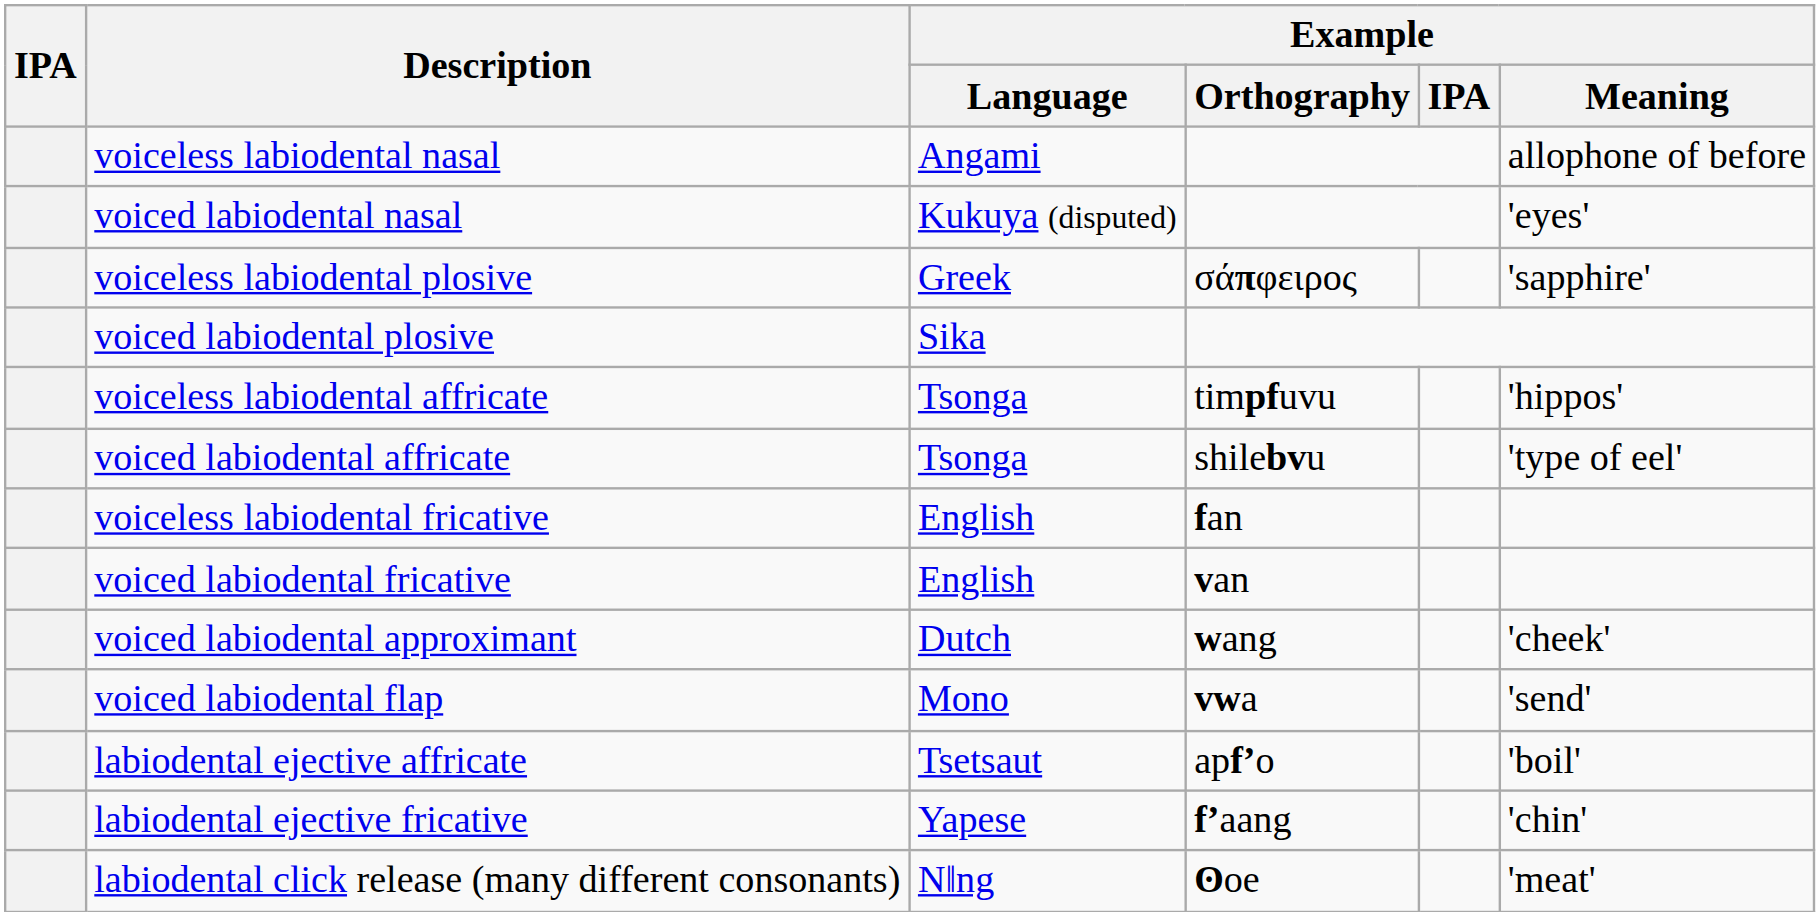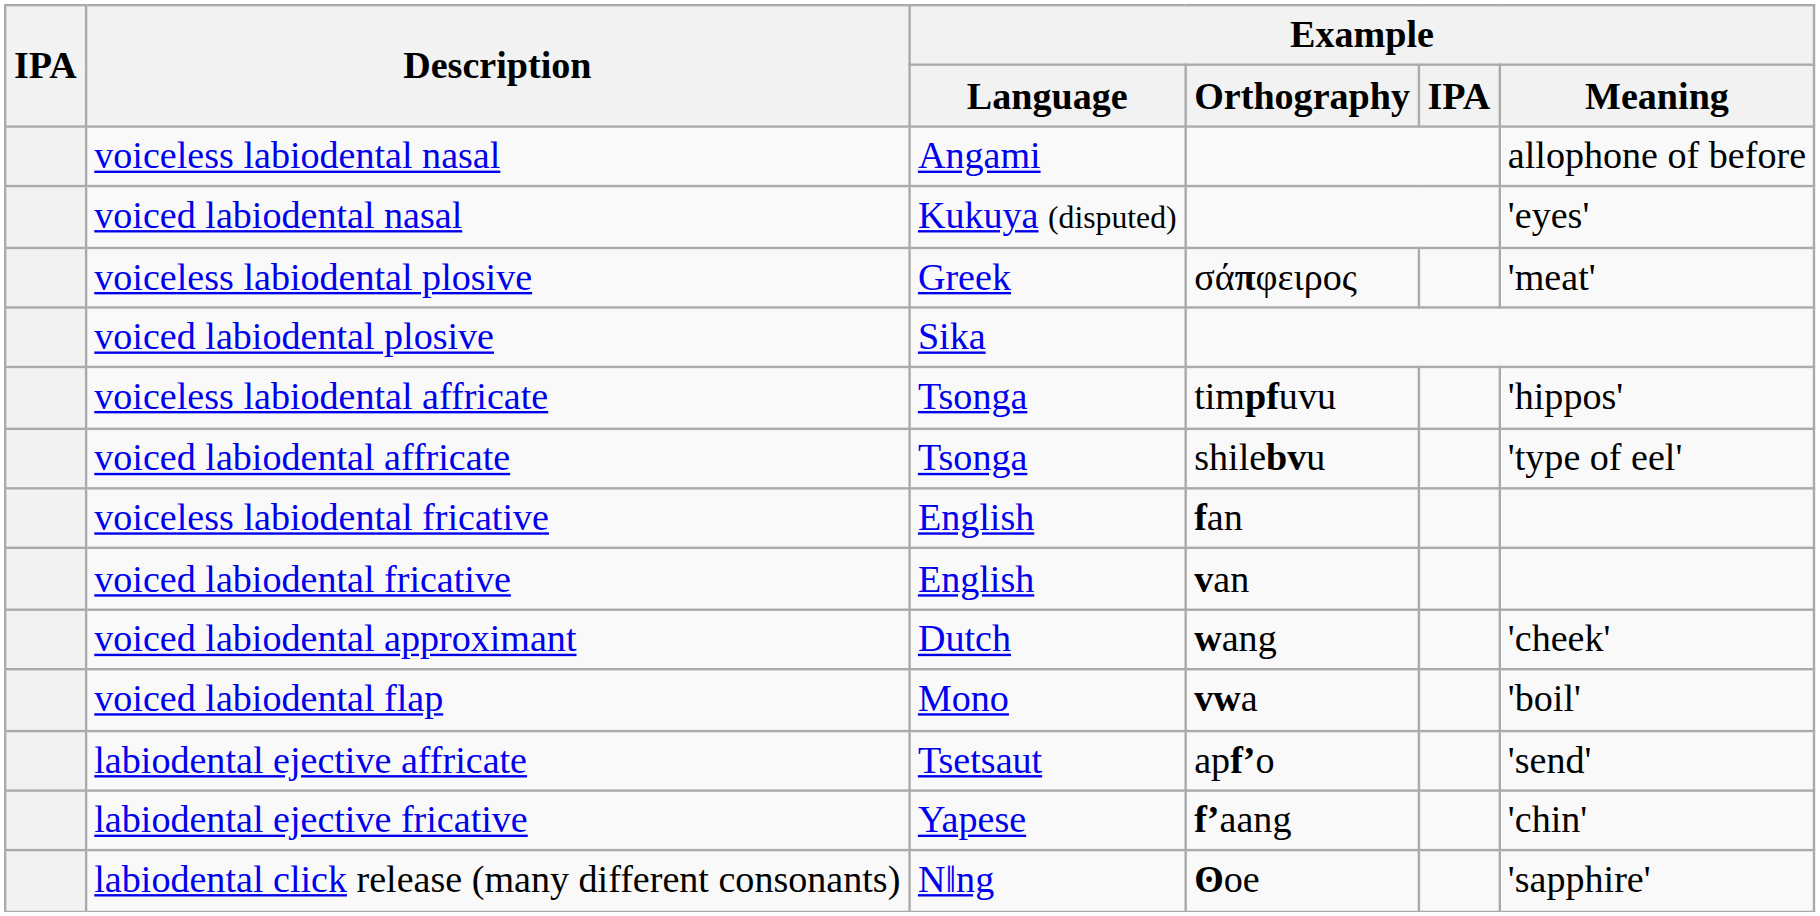(1579, 276) 'sapphire' -> (1552, 276) 'meat'
(1550, 699) 'send' -> (1544, 699) 'boil'
(1544, 759) 'boil' -> (1550, 759) 'send'
(1552, 880) 'meat' -> (1579, 880) 'sapphire'
